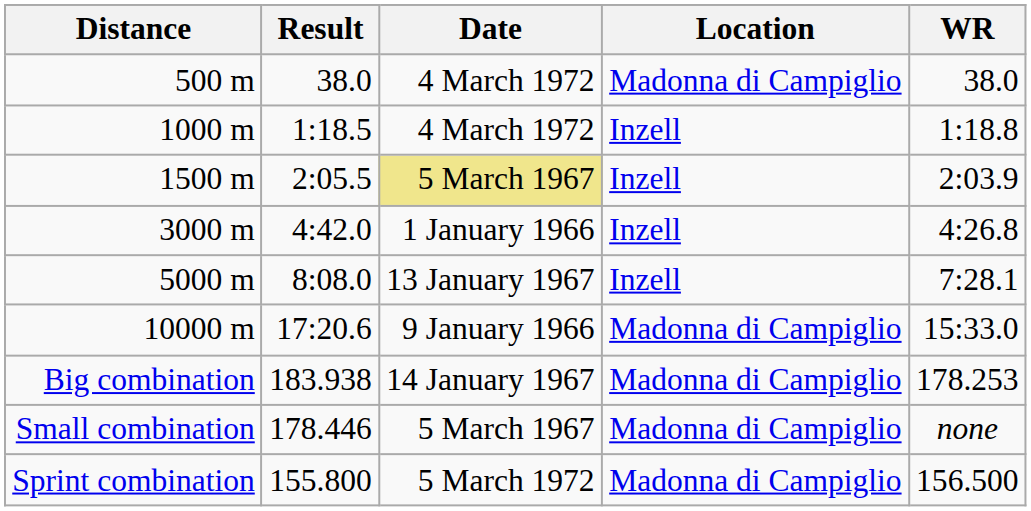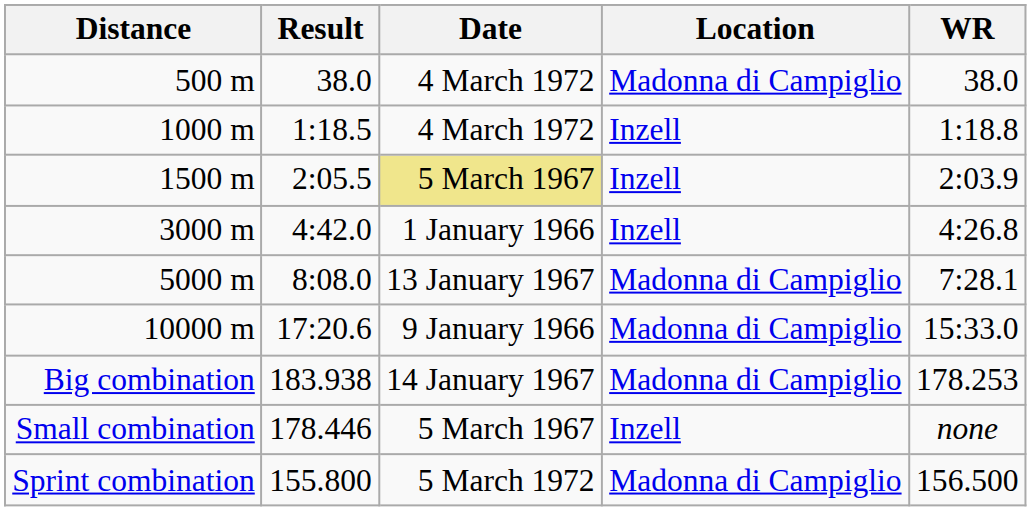(645, 279) Inzell -> (755, 279) Madonna di Campiglio
(755, 429) Madonna di Campiglio -> (645, 429) Inzell
